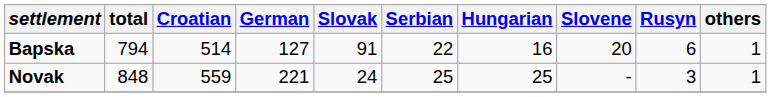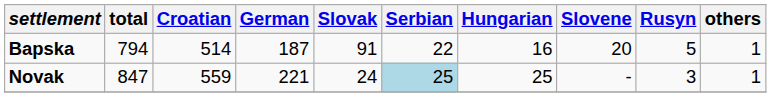(294, 48) 127 -> (294, 48) 187
(691, 48) 6 -> (691, 48) 5
(133, 77) 848 -> (133, 77) 847
(443, 77) no background -> (443, 77) lightblue background
